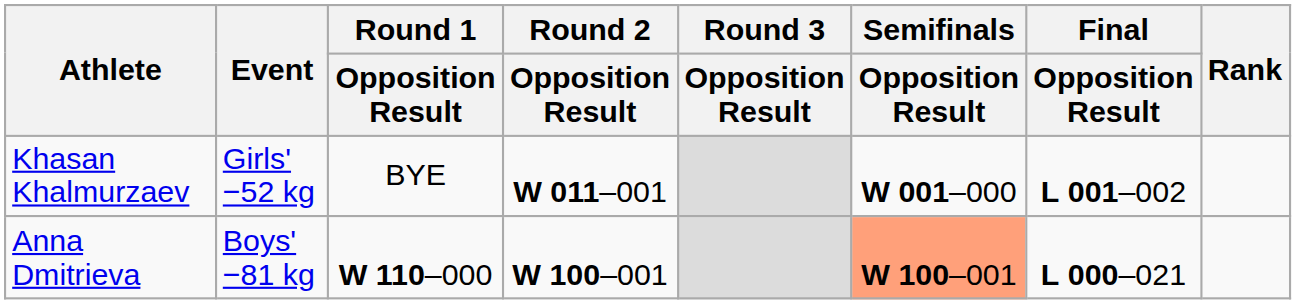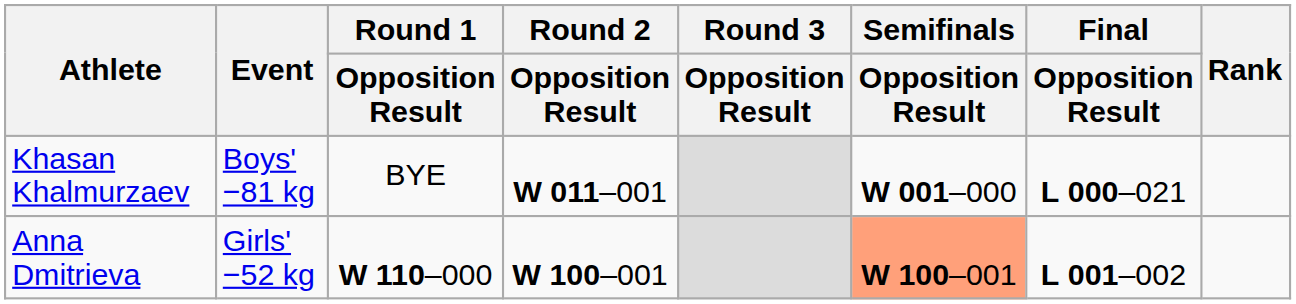(269, 176) Girls' −52 kg -> (269, 176) Boys' −81 kg
(1113, 193) L 001–002 -> (1113, 193) L 000–021
(269, 258) Boys' −81 kg -> (269, 258) Girls' −52 kg
(1113, 275) L 000–021 -> (1113, 275) L 001–002
